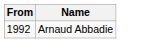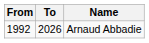+ column: (50, 12)
